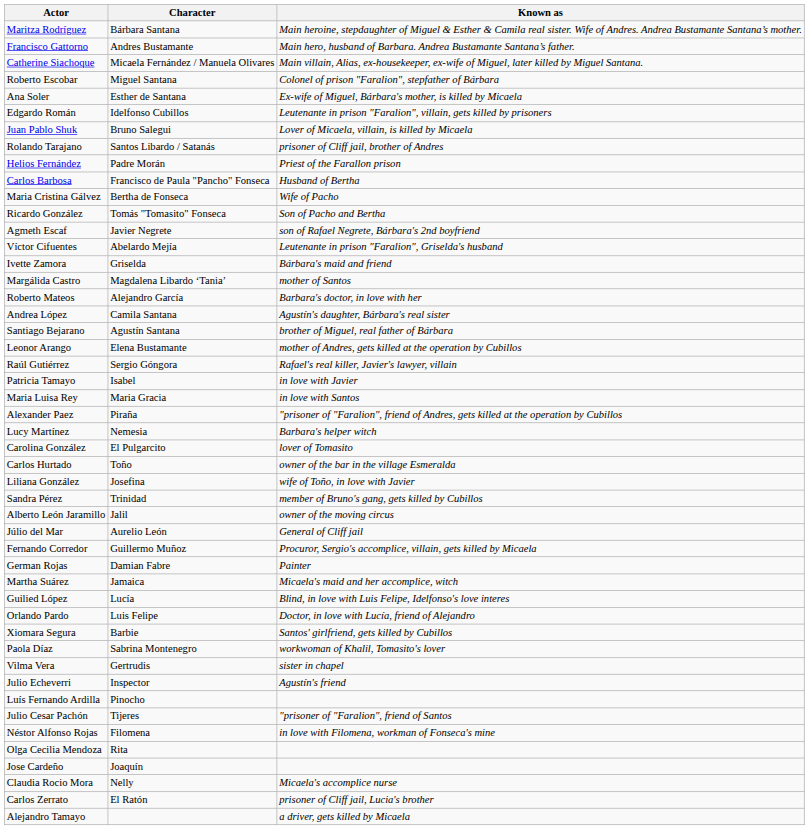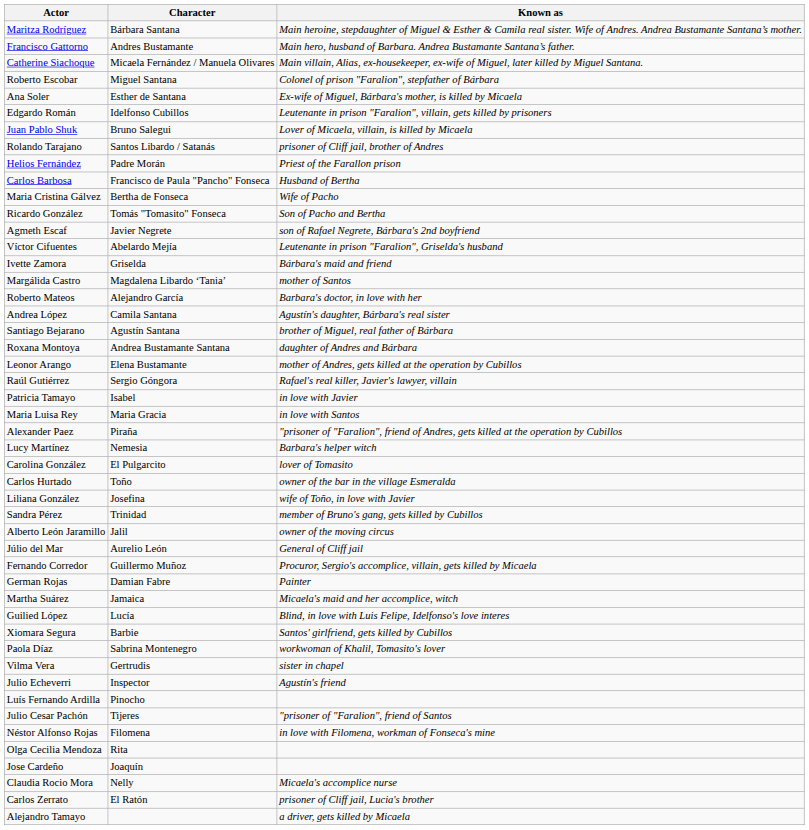+ row: (43, 347)
- row: (38, 615)
